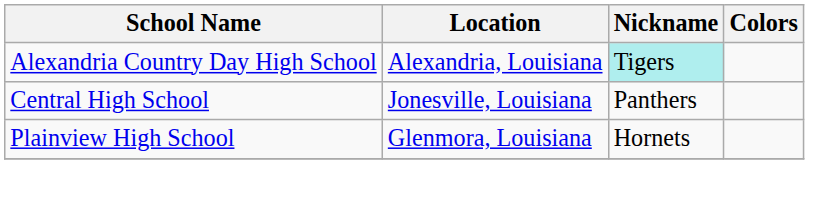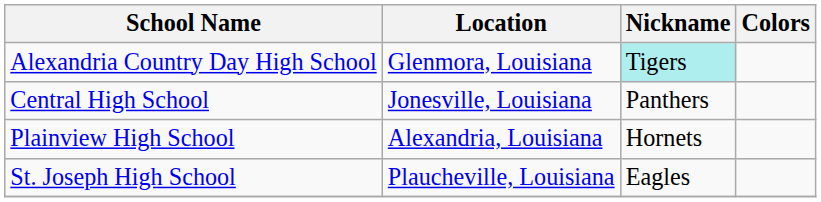(495, 61) Alexandria, Louisiana -> (490, 61) Glenmora, Louisiana
(490, 138) Glenmora, Louisiana -> (495, 138) Alexandria, Louisiana
+ row: (123, 176)
